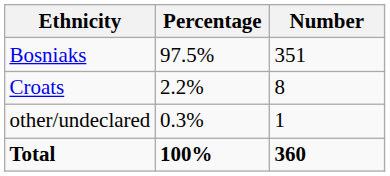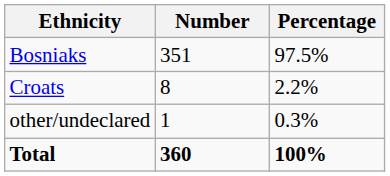columns swapped: (327, 21) <-> (212, 21)
